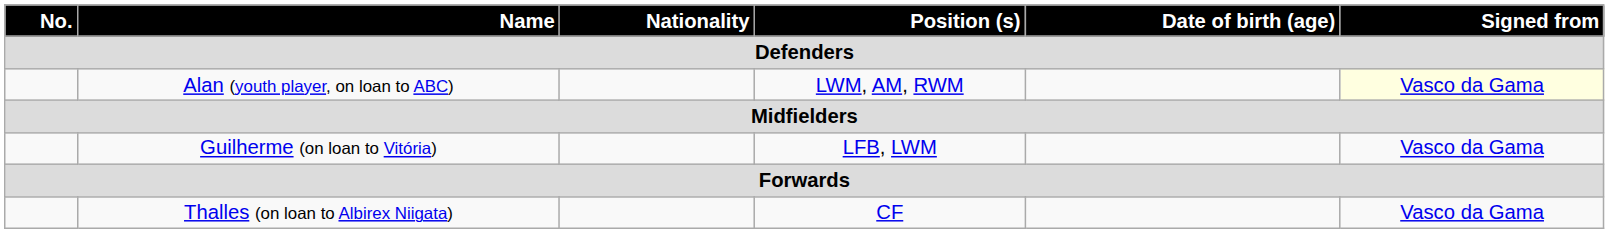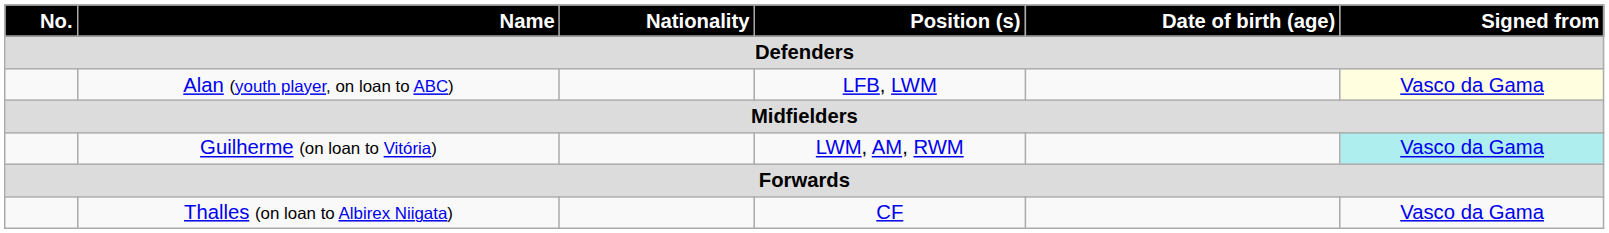(890, 84) LWM, AM, RWM -> (890, 84) LFB, LWM
(890, 148) LFB, LWM -> (890, 148) LWM, AM, RWM
(1472, 148) no background -> (1472, 148) paleturquoise background
